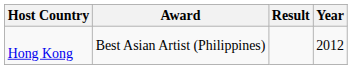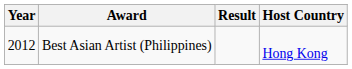columns swapped: (330, 15) <-> (48, 15)
